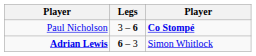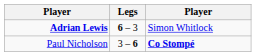rows swapped: (79, 43) <-> (77, 28)
